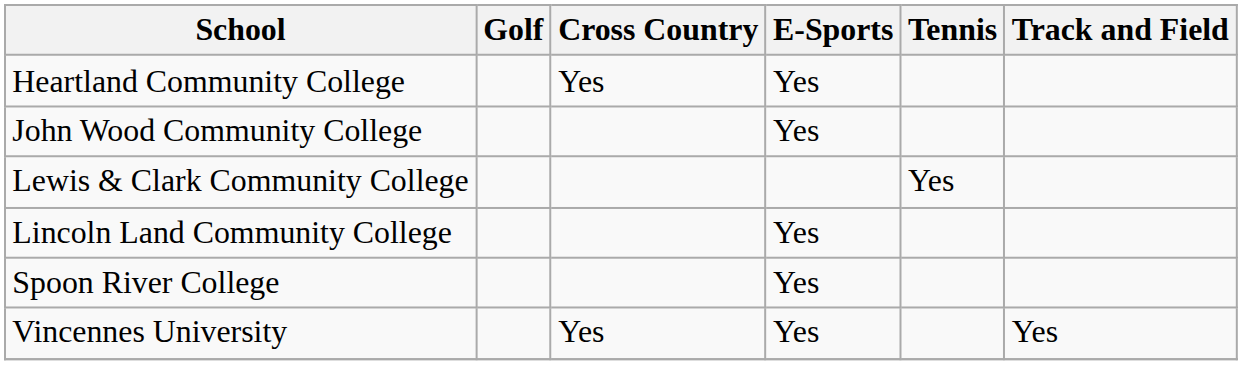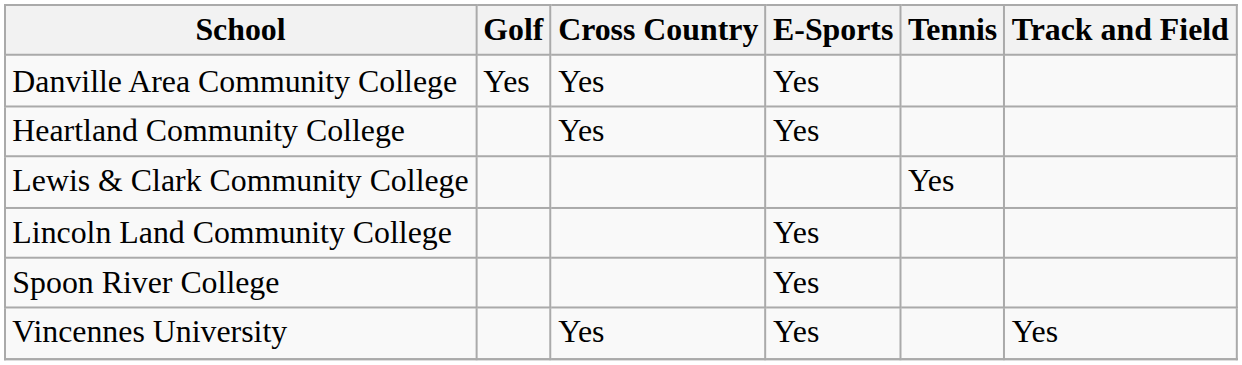+ row: (235, 80)
- row: (217, 130)
